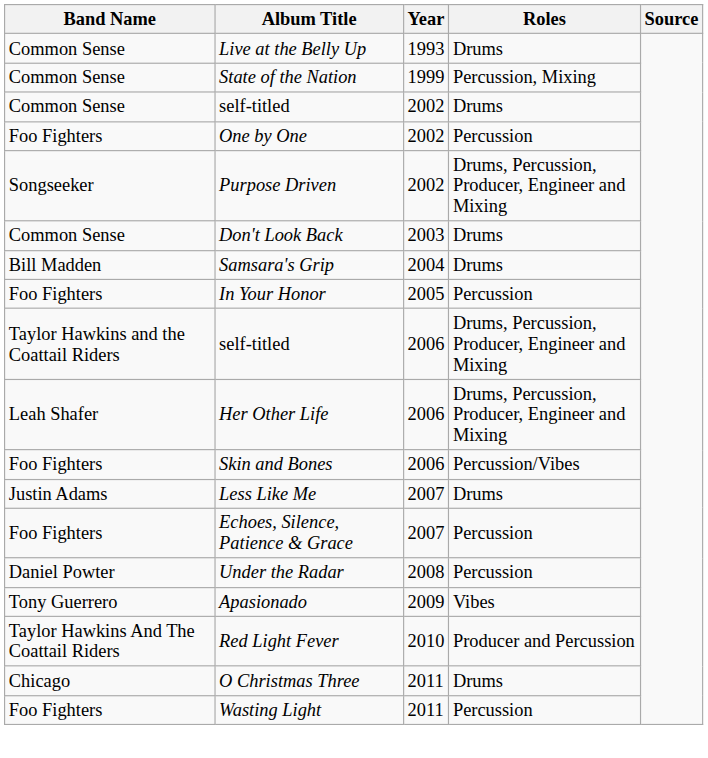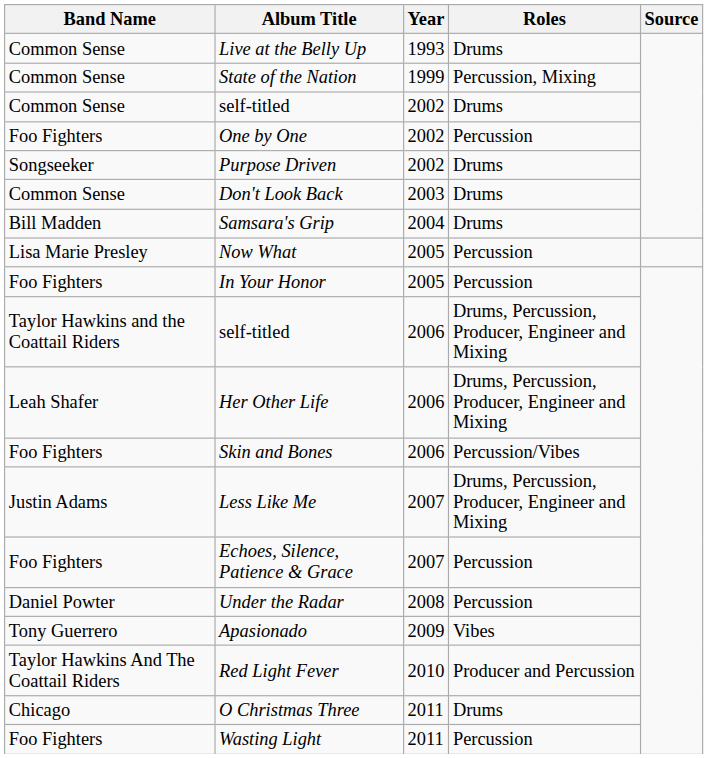(539, 185) Drums, Percussion, Producer, Engineer and Mixing -> (478, 164) Drums
+ row: (78, 252)
(478, 493) Drums -> (539, 501) Drums, Percussion, Producer, Engineer and Mixing
